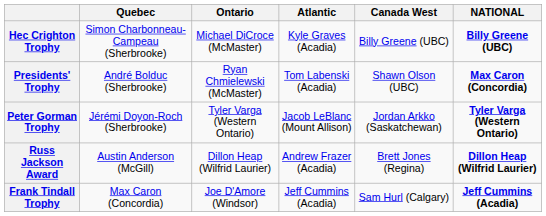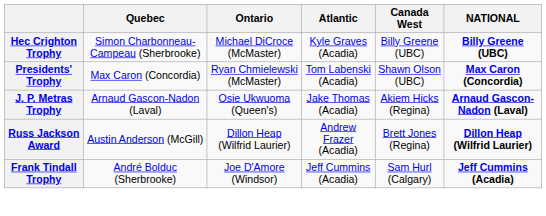(136, 82) André Bolduc (Sherbrooke) -> (145, 76) Max Caron (Concordia)
+ row: (44, 104)
- row: (42, 122)
(136, 197) Max Caron (Concordia) -> (145, 173) André Bolduc (Sherbrooke)
